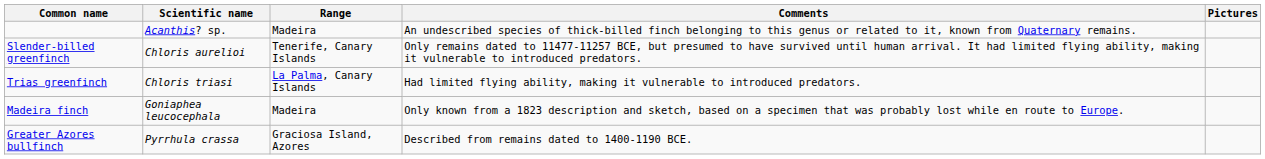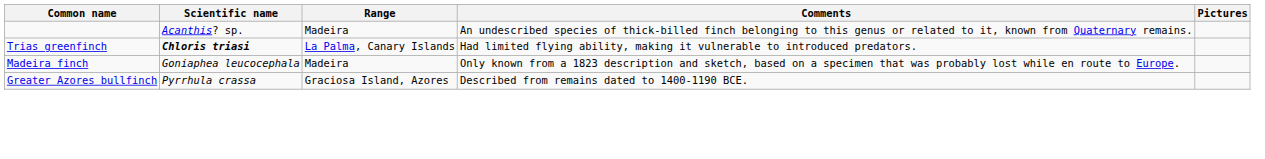- row: (51, 53)
(189, 82) normal -> (206, 47) bold
